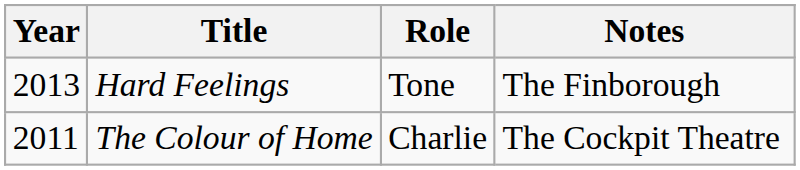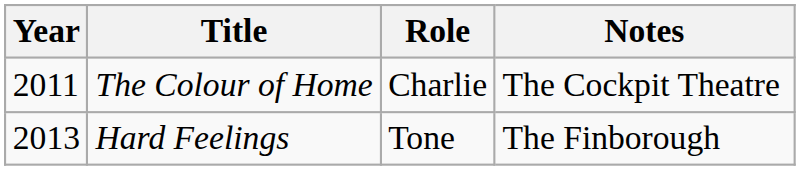rows swapped: (234, 137) <-> (192, 84)
